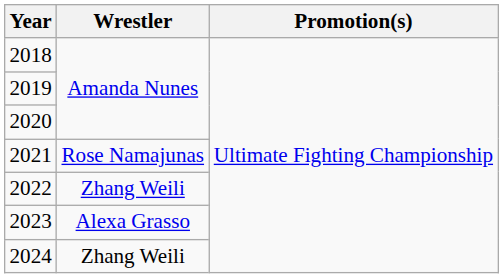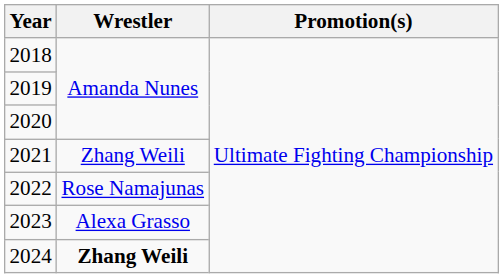(133, 155) Rose Namajunas -> (133, 155) Zhang Weili
(133, 188) Zhang Weili -> (133, 188) Rose Namajunas
(133, 255) normal -> (133, 255) bold
